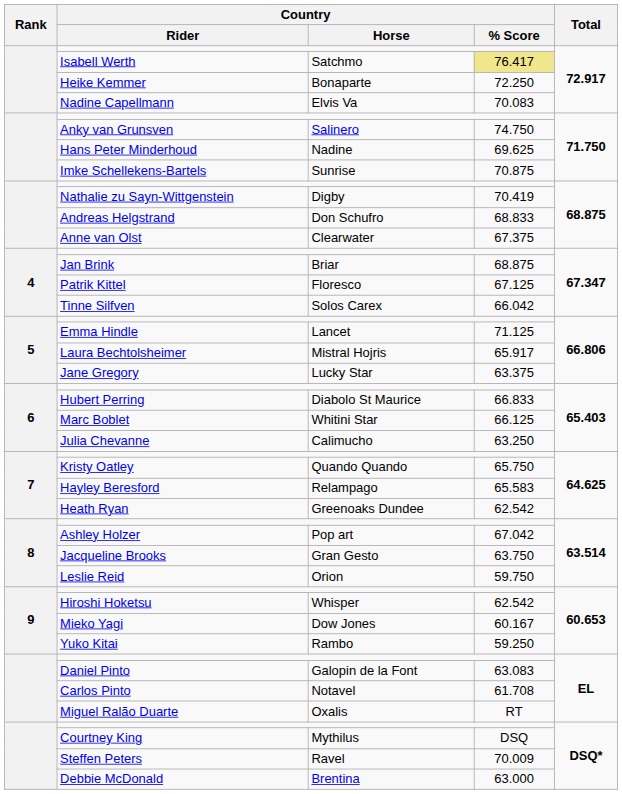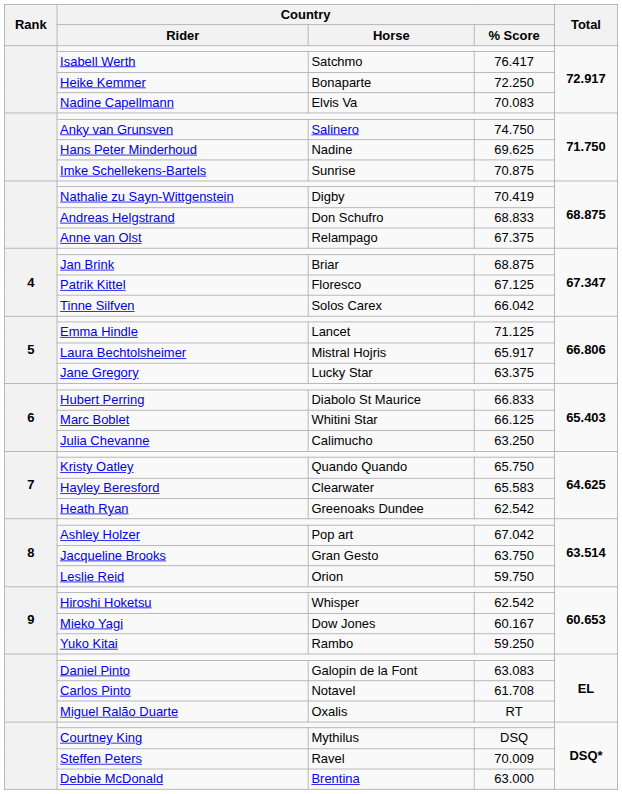(514, 61) khaki background -> (514, 61) no background
(343, 238) Clearwater -> (345, 238) Relampago
(345, 488) Relampago -> (343, 488) Clearwater
